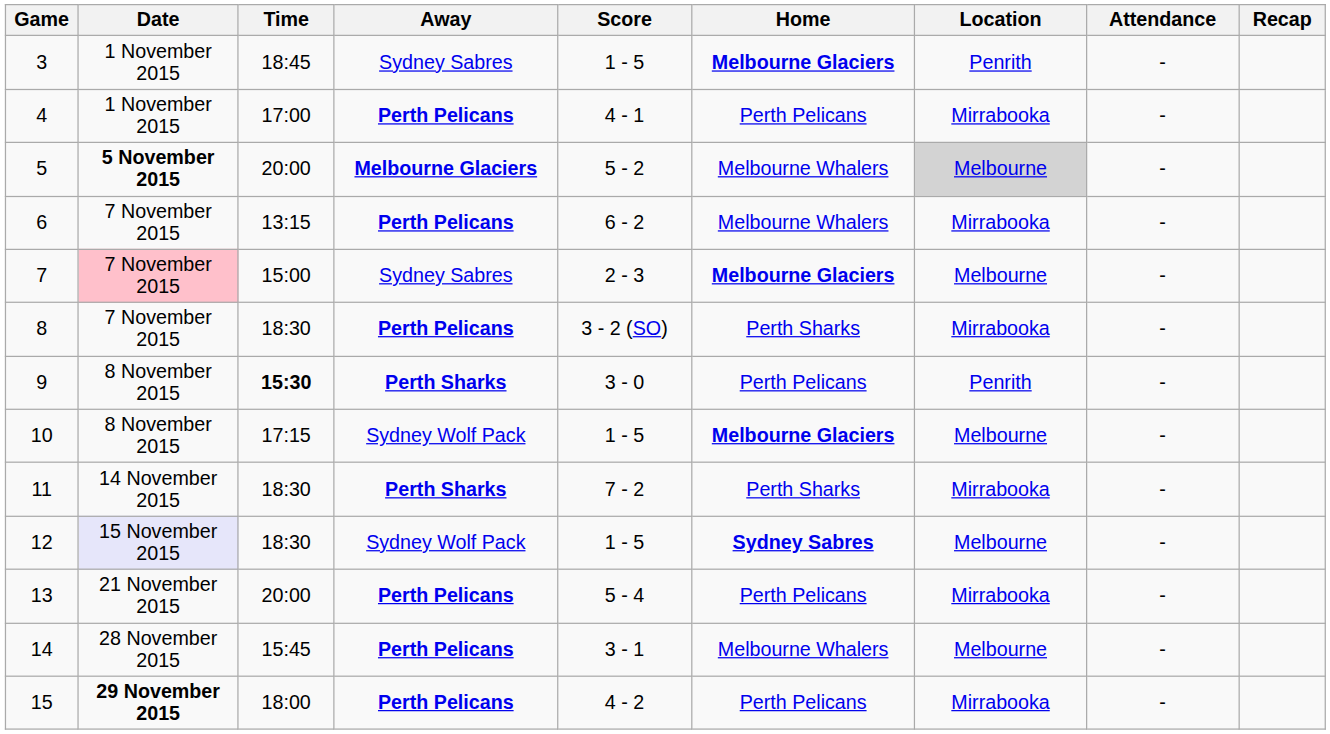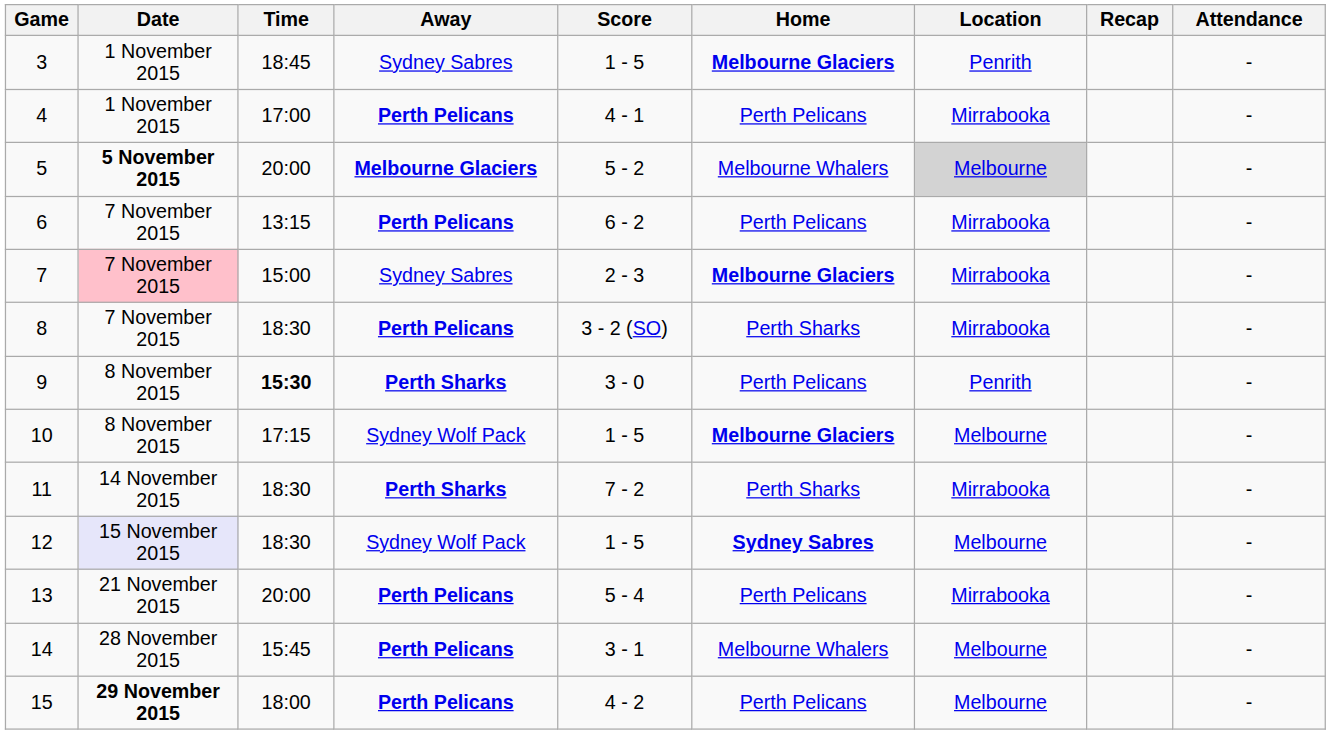columns swapped: (1163, 20) <-> (1282, 20)
(803, 222) Melbourne Whalers -> (803, 222) Perth Pelicans
(1001, 275) Melbourne -> (1001, 275) Mirrabooka
(1001, 702) Mirrabooka -> (1001, 702) Melbourne
